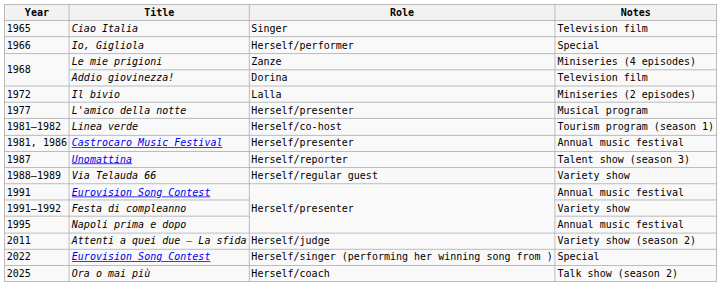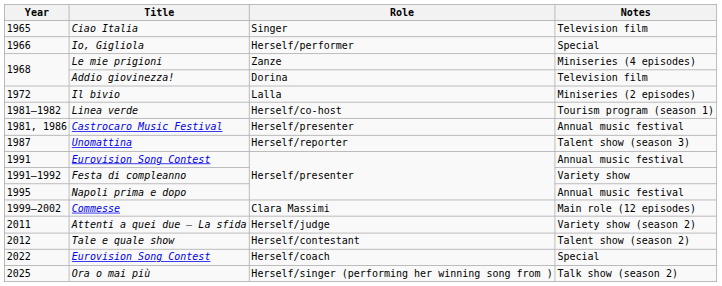- row: (19, 110)
- row: (34, 176)
+ row: (34, 208)
+ row: (19, 241)
(402, 257) Herself/singer (performing her winning song from ) -> (291, 257) Herself/coach
(291, 274) Herself/coach -> (402, 274) Herself/singer (performing her winning song from )
